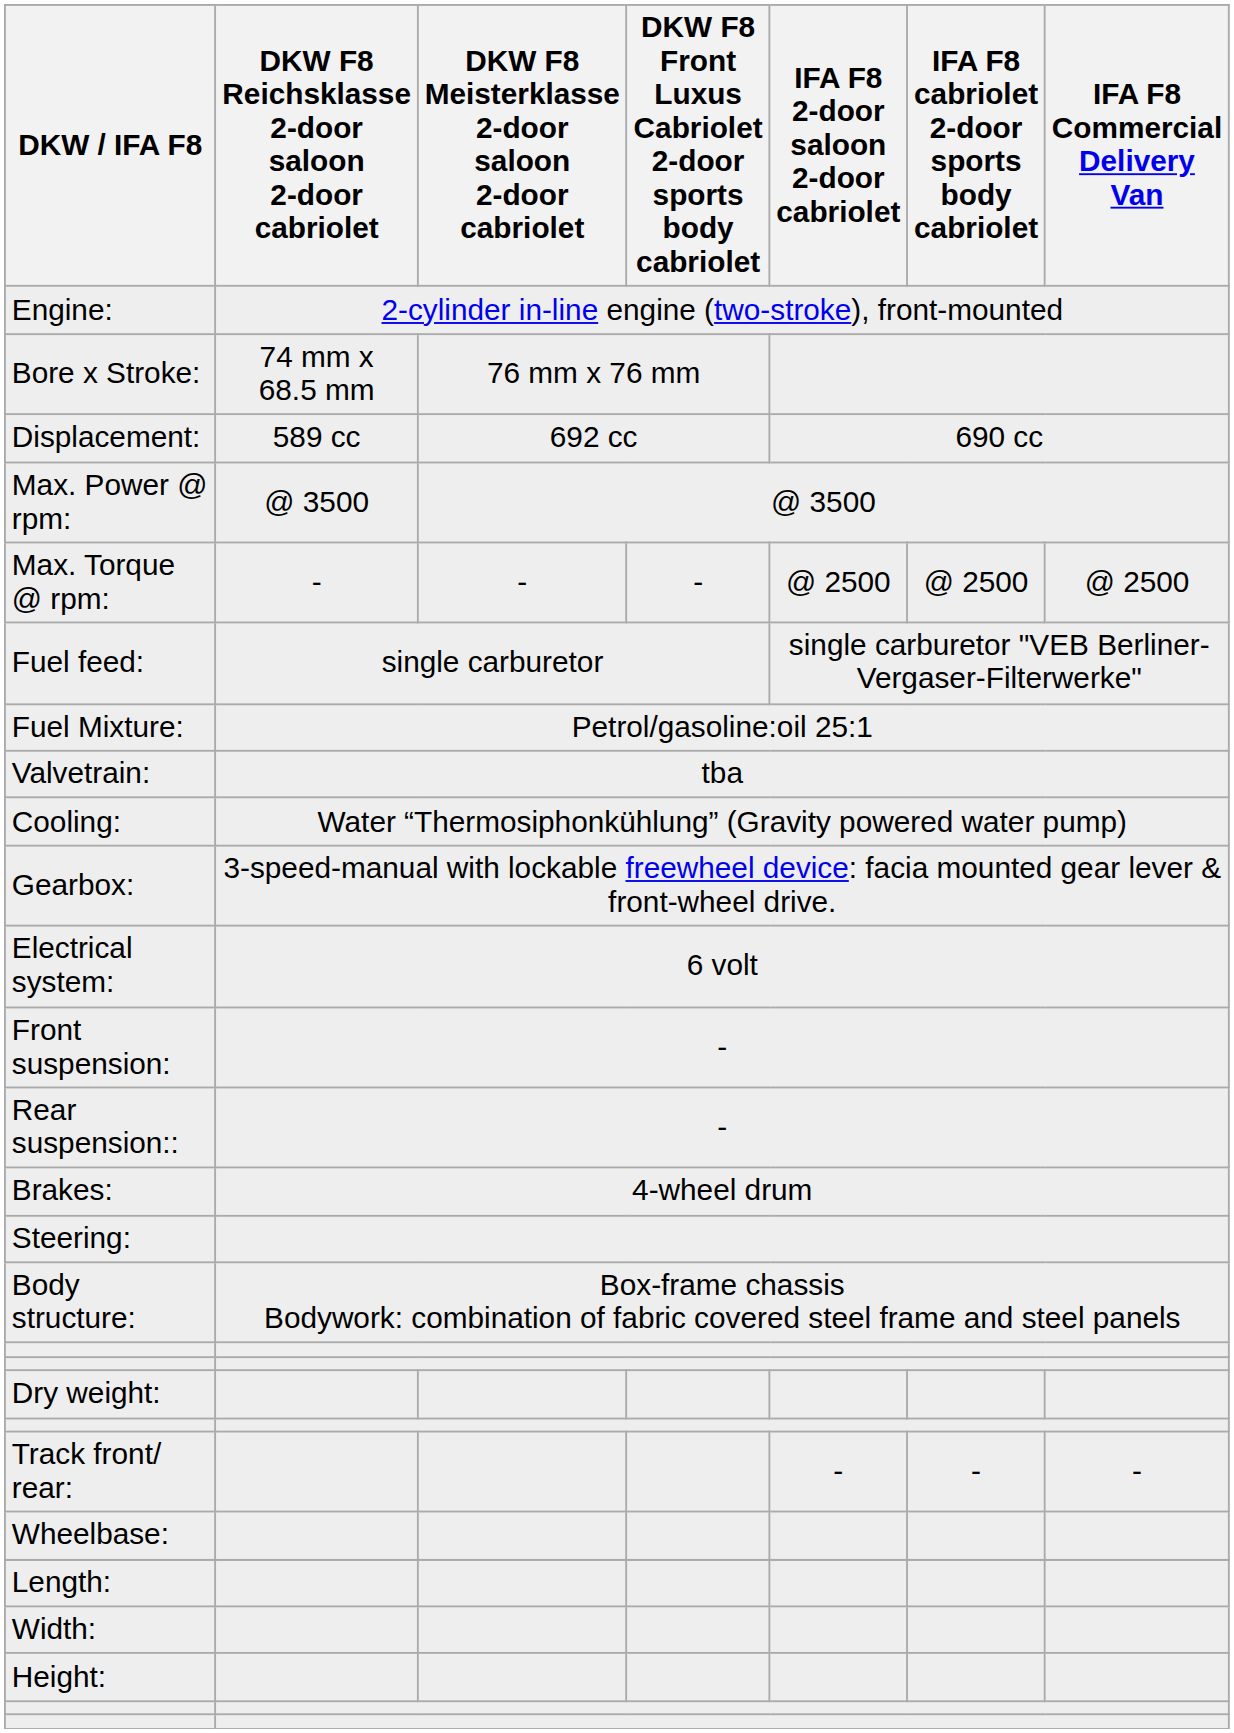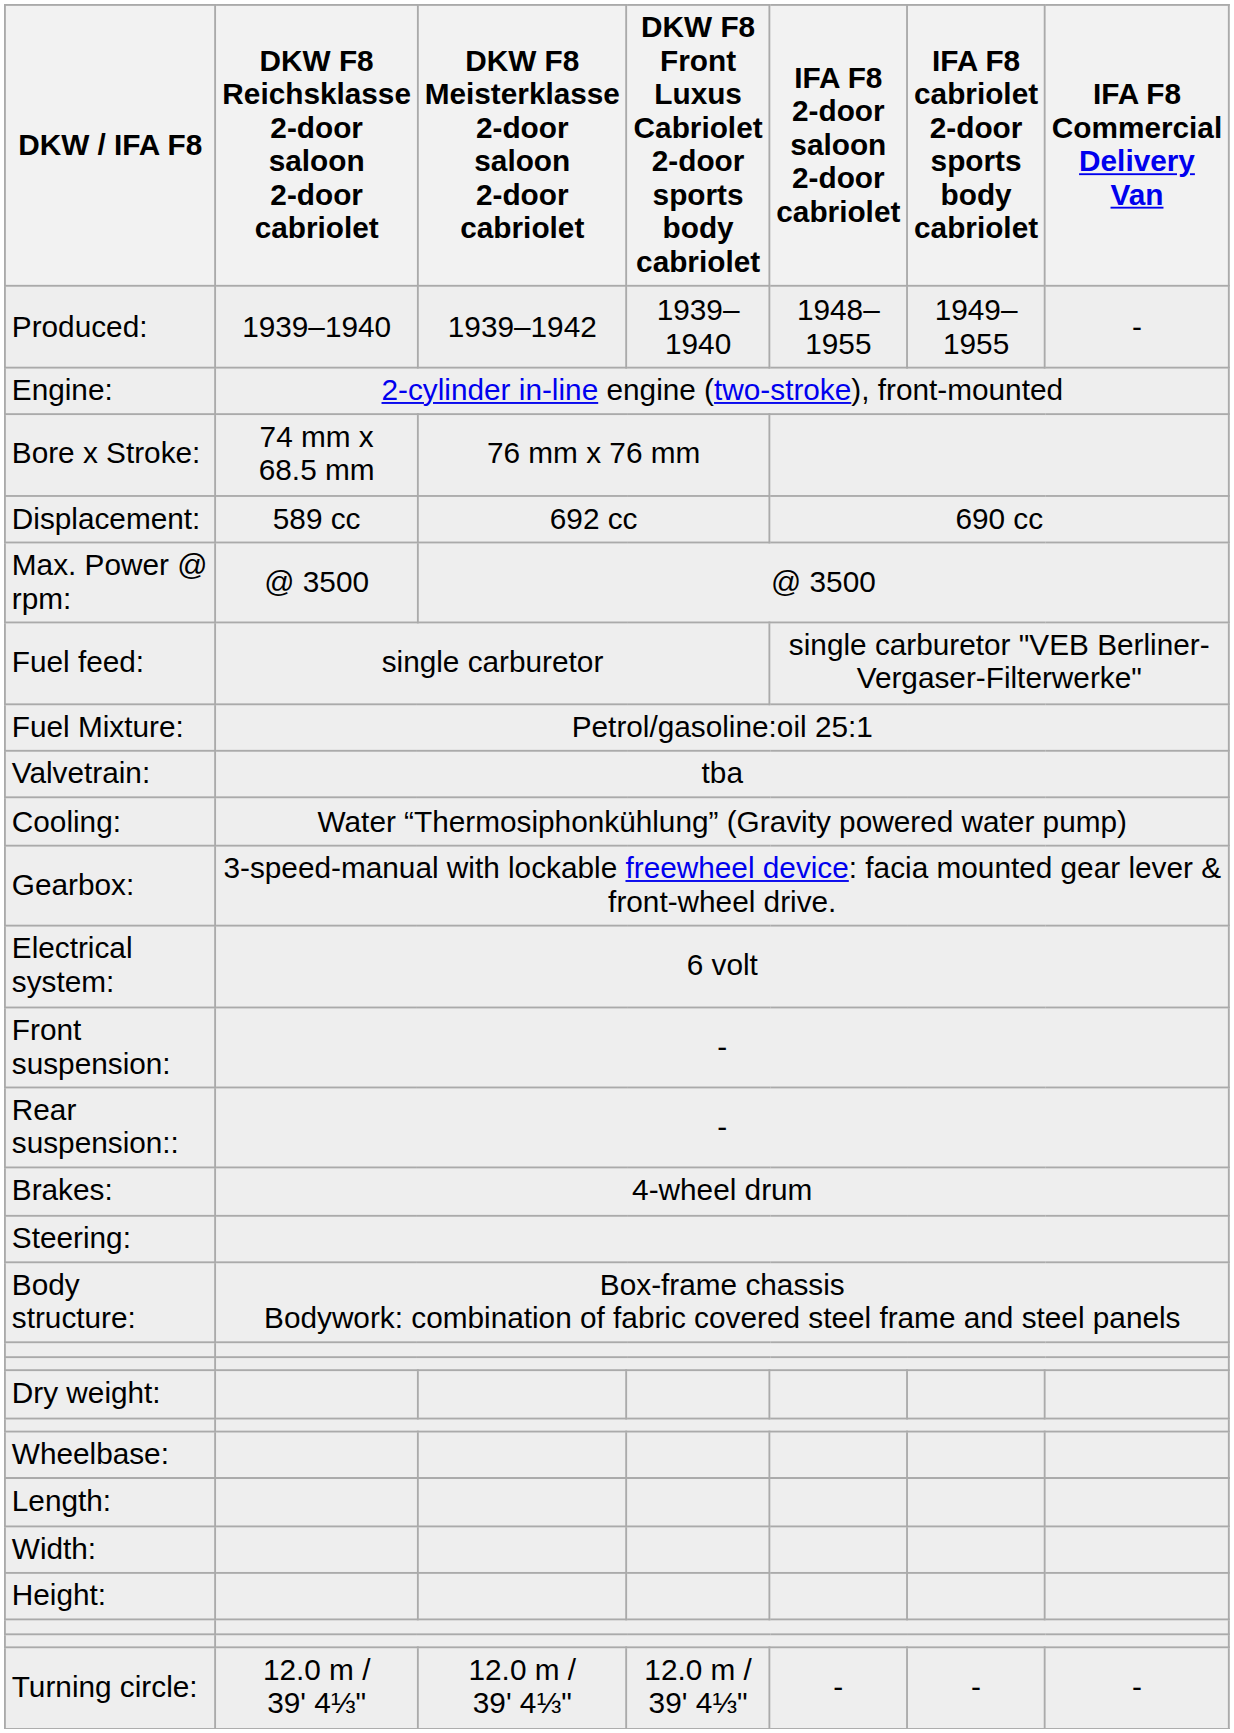+ row: (84, 326)
- row: (93, 582)
- row: (86, 1471)
+ row: (109, 1687)
